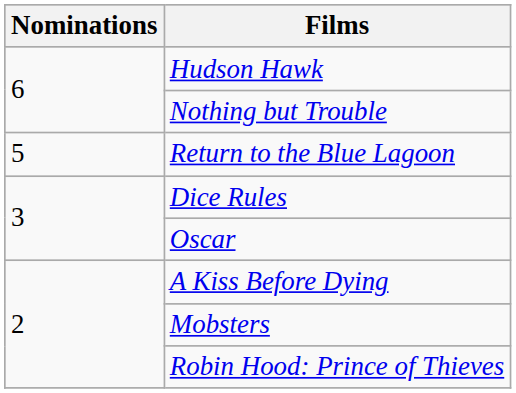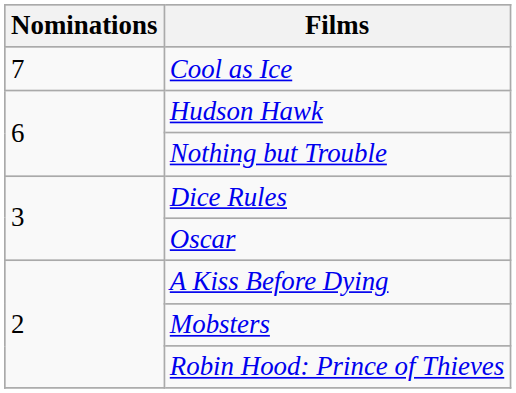+ row: (231, 68)
- row: (312, 153)
